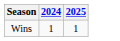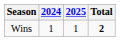+ column: (102, 12)
